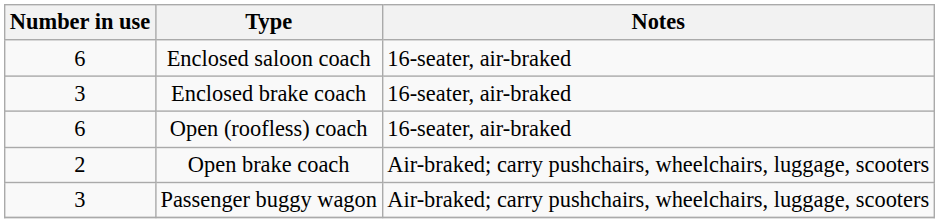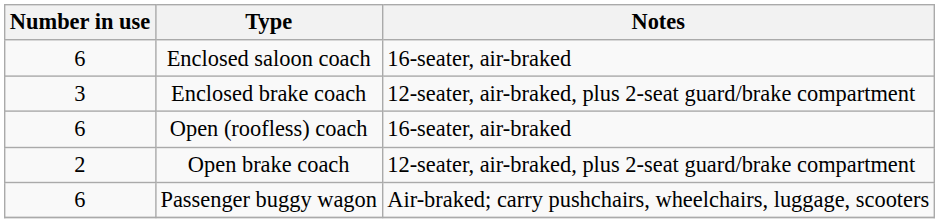(479, 93) 16-seater, air-braked -> (651, 93) 12-seater, air-braked, plus 2-seat guard/brake compartment
(658, 164) Air-braked; carry pushchairs, wheelchairs, luggage, scooters -> (651, 164) 12-seater, air-braked, plus 2-seat guard/brake compartment
(80, 199) 3 -> (80, 199) 6
